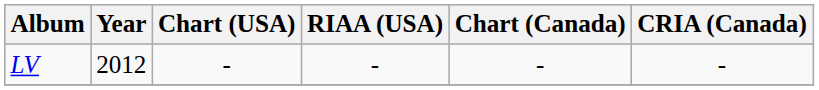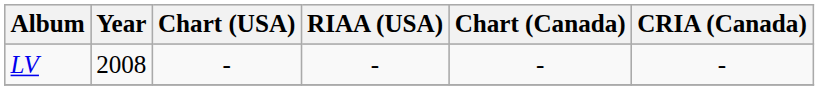(121, 64) 2012 -> (121, 64) 2008
